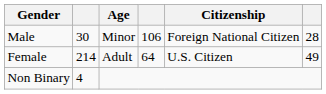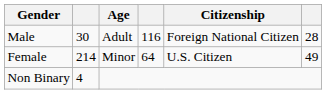(119, 36) Minor -> (117, 36) Adult
(151, 36) 106 -> (151, 36) 116
(117, 57) Adult -> (119, 57) Minor
